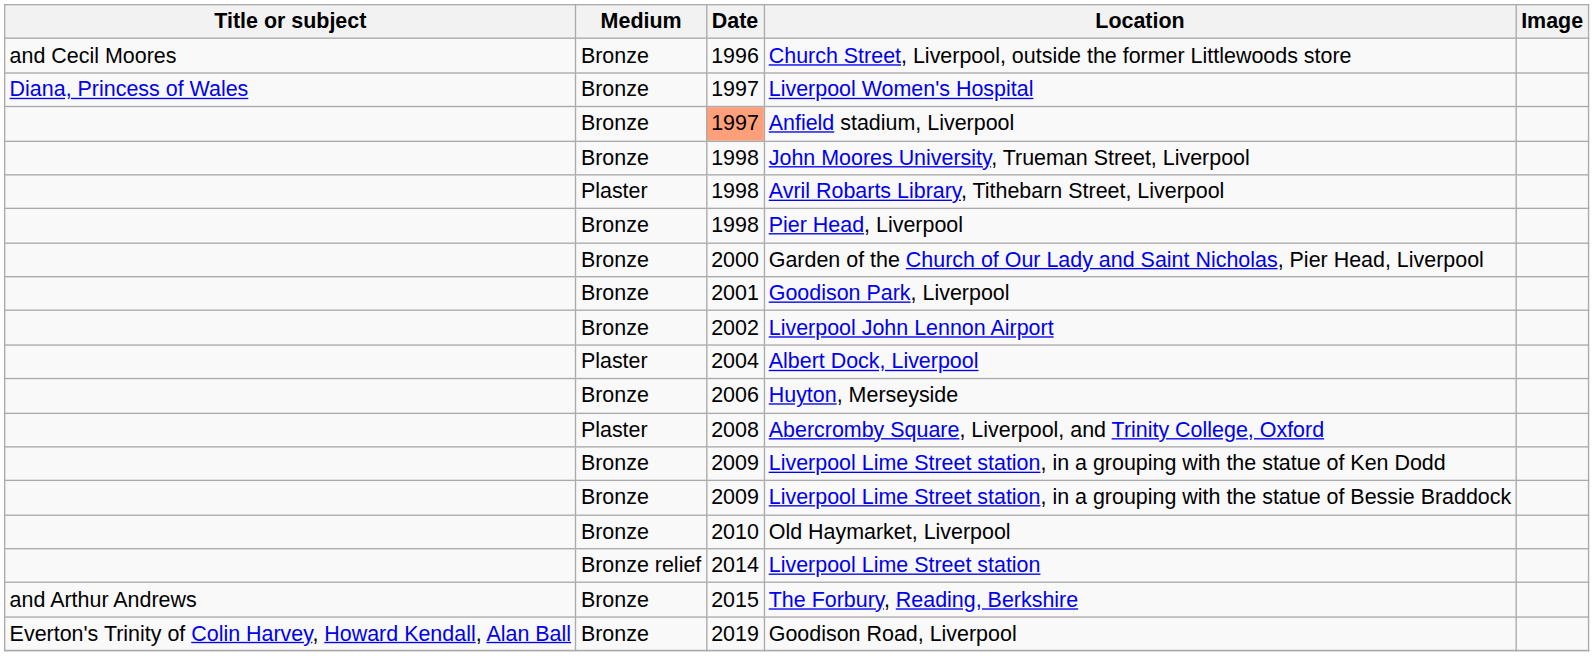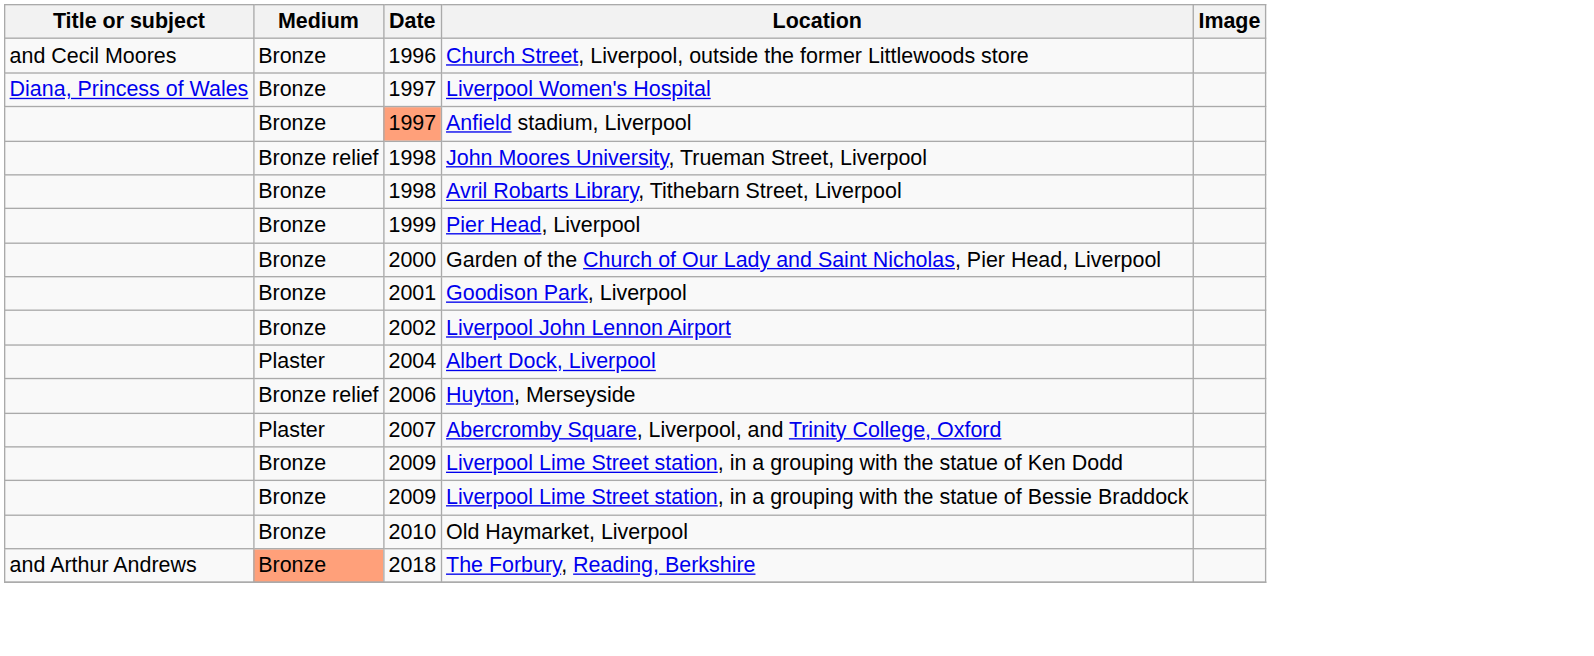(615, 157) Bronze -> (318, 157) Bronze relief
(614, 191) Plaster -> (292, 191) Bronze
(735, 225) 1998 -> (412, 225) 1999
(615, 395) Bronze -> (318, 395) Bronze relief
(735, 429) 2008 -> (412, 429) 2007
- row: (905, 565)
(615, 599) no background -> (292, 565) lightsalmon background
(735, 599) 2015 -> (412, 565) 2018
- row: (893, 633)
